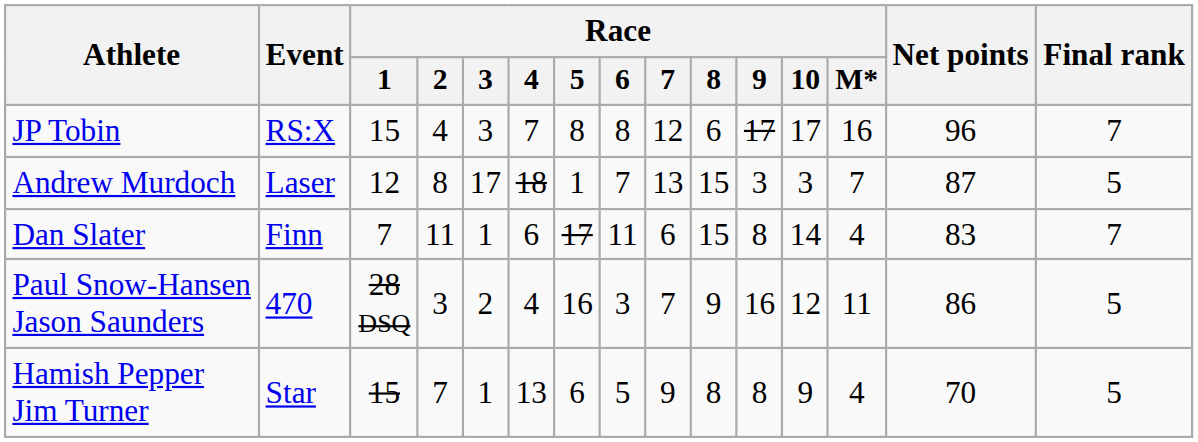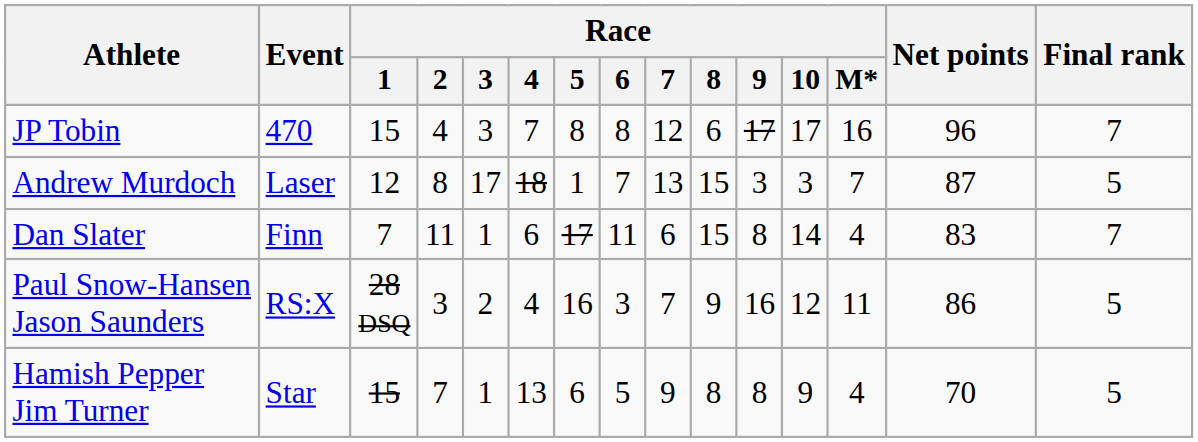(300, 130) RS:X -> (289, 130) 470
(289, 304) 470 -> (300, 304) RS:X
